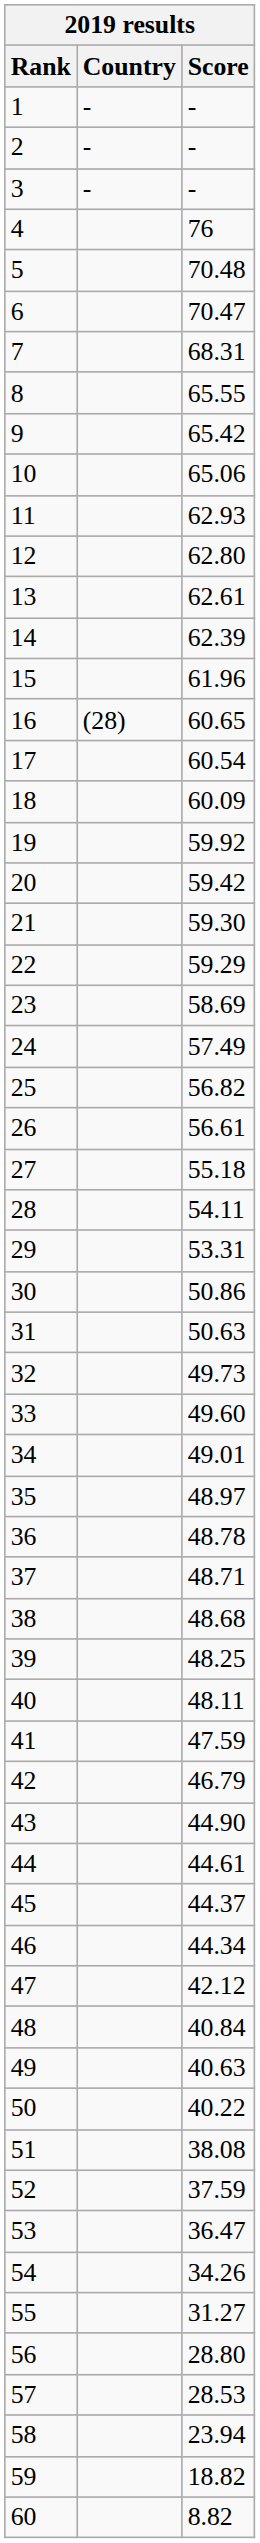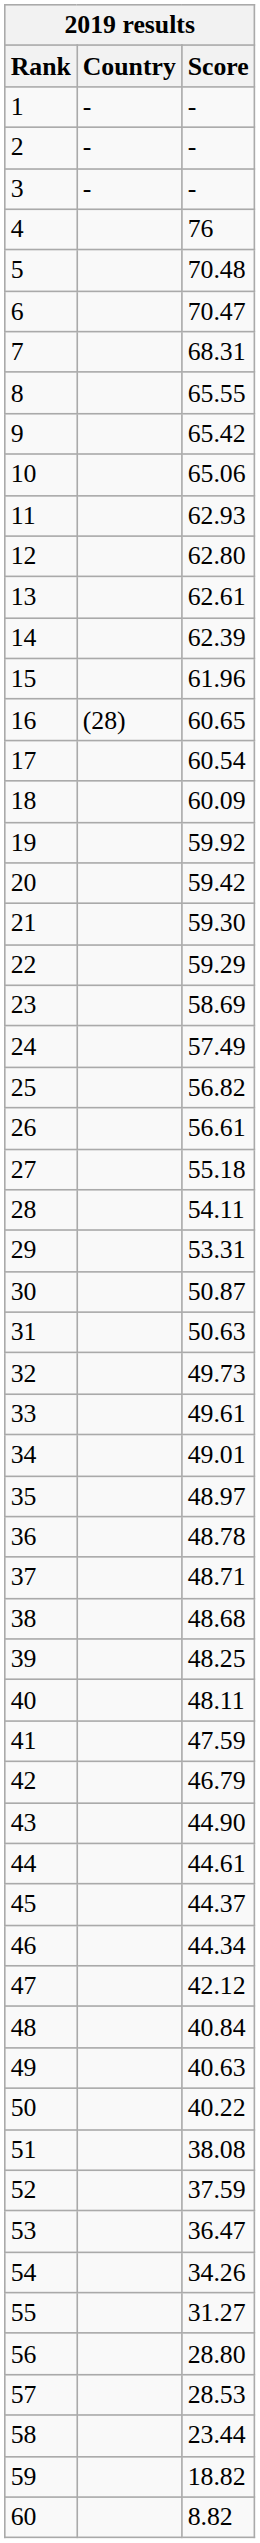(217, 1291) 50.86 -> (217, 1291) 50.87
(217, 1413) 49.60 -> (217, 1413) 49.61
(217, 2435) 23.94 -> (217, 2435) 23.44
